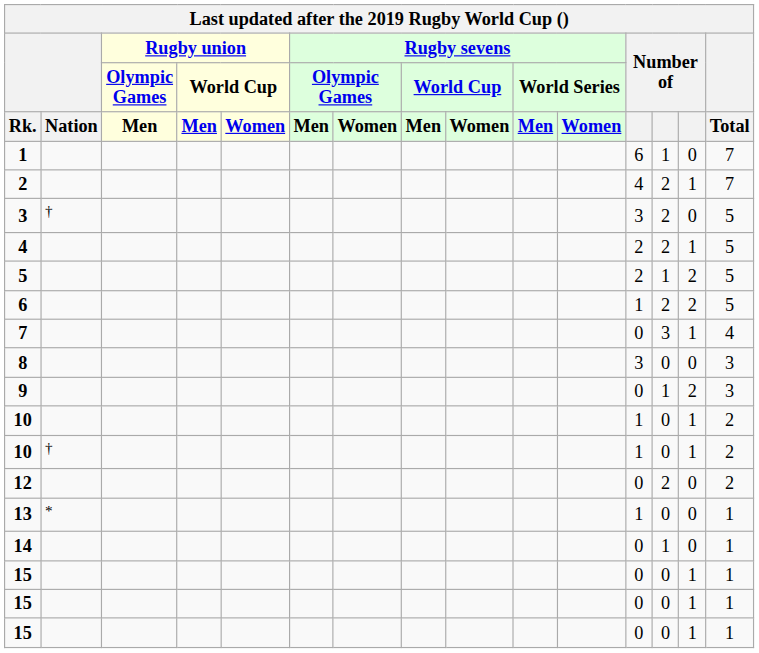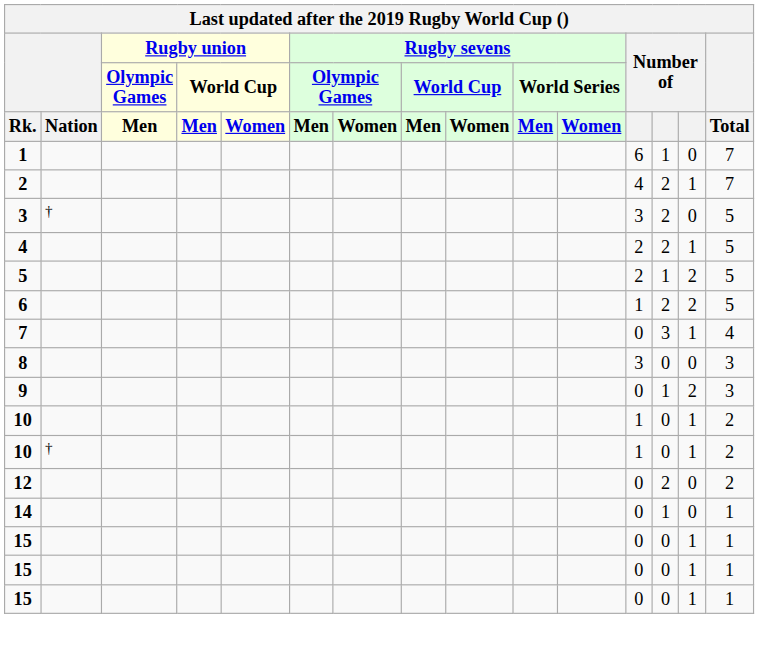- row: (23, 514)
